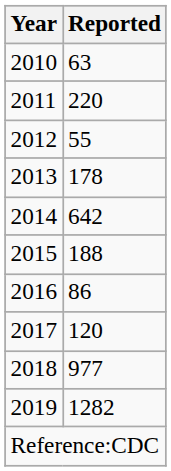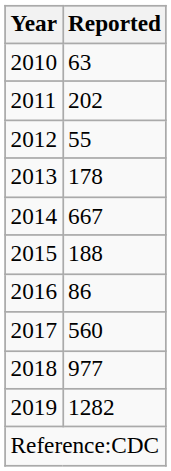(85, 100) 220 -> (85, 100) 202
(85, 215) 642 -> (85, 215) 667
(85, 330) 120 -> (85, 330) 560
